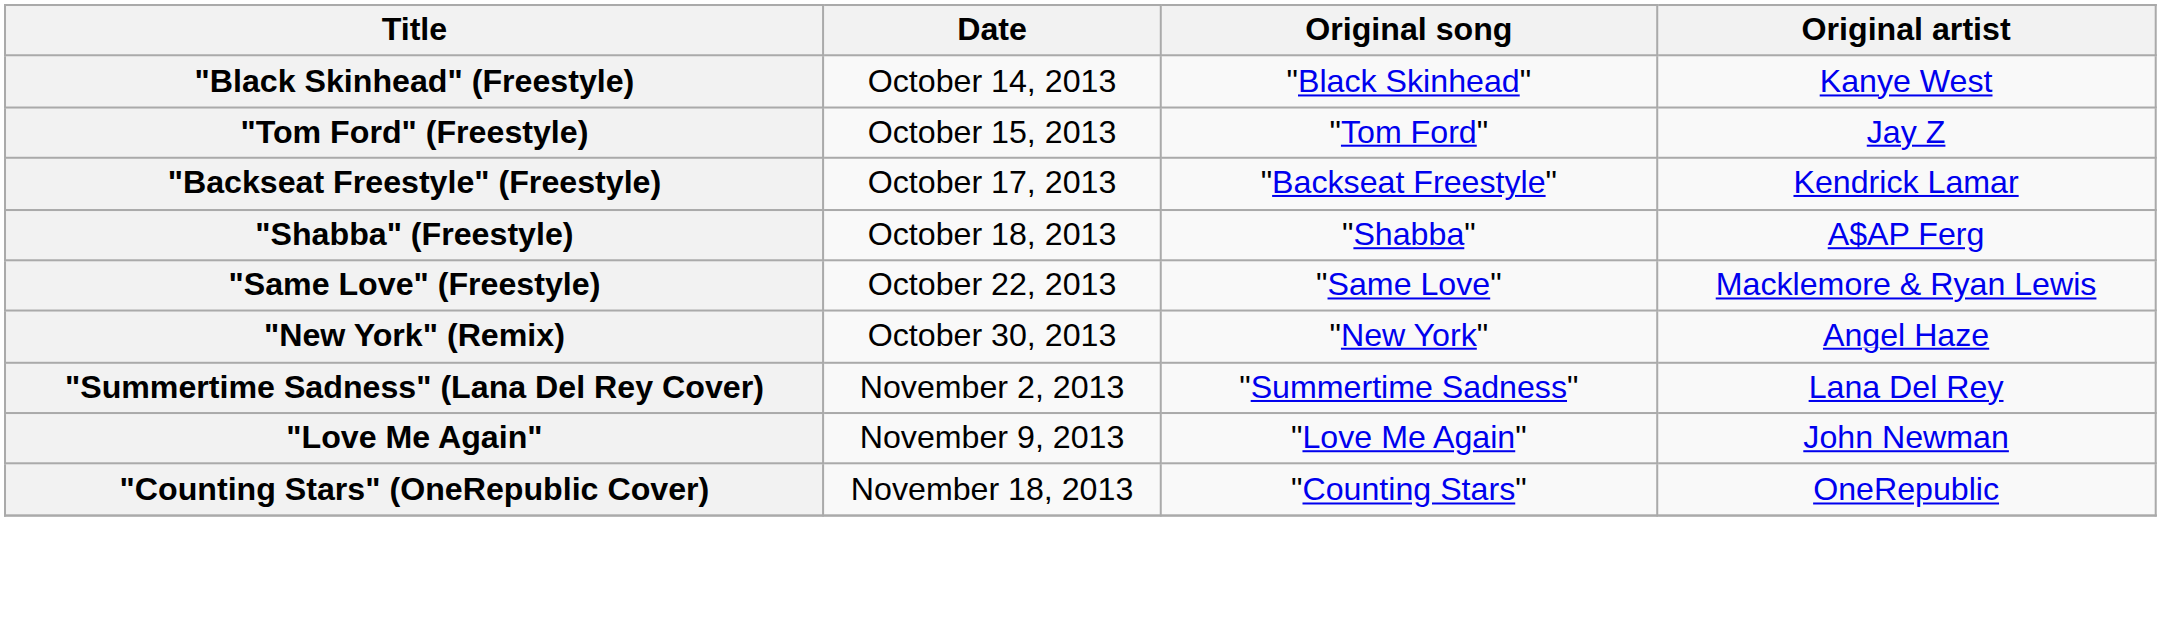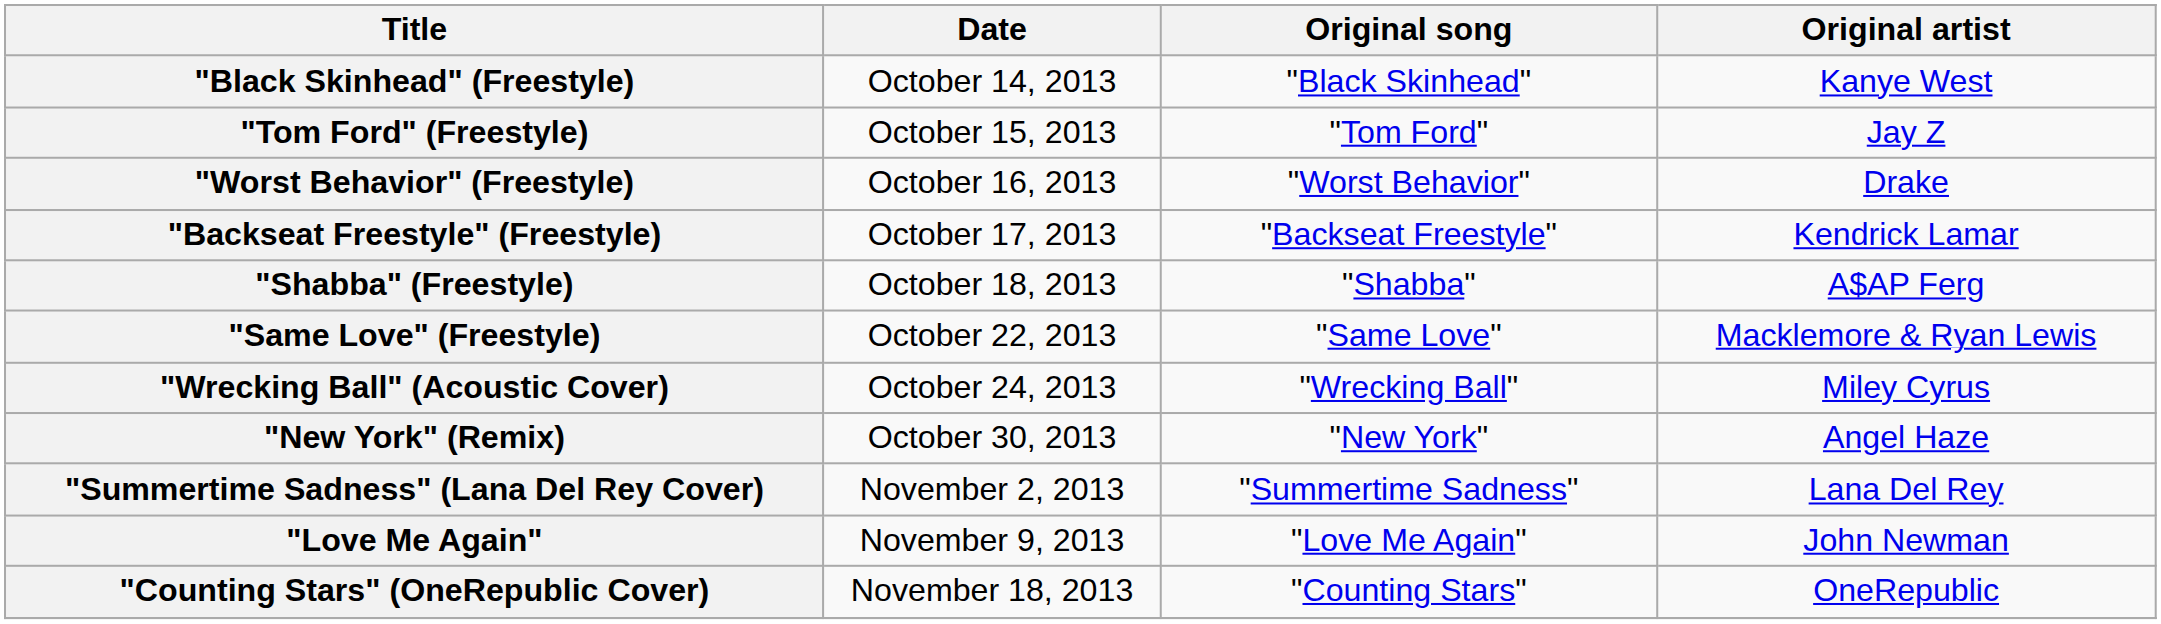+ row: (414, 183)
+ row: (414, 387)
